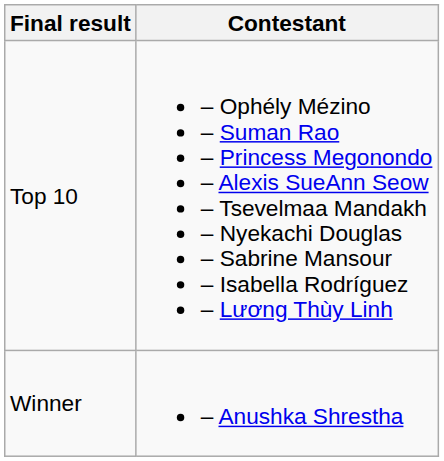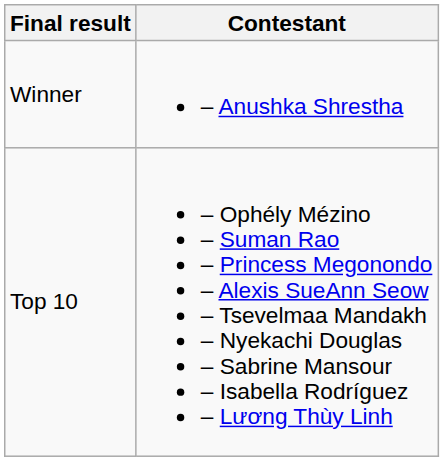rows swapped: (46, 403) <-> (44, 195)
